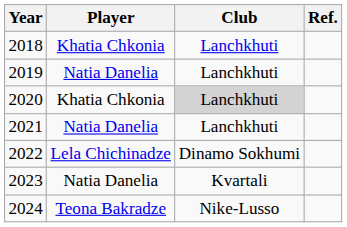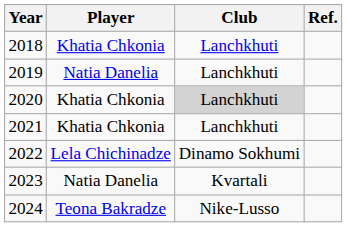(111, 126) Natia Danelia -> (111, 126) Khatia Chkonia
